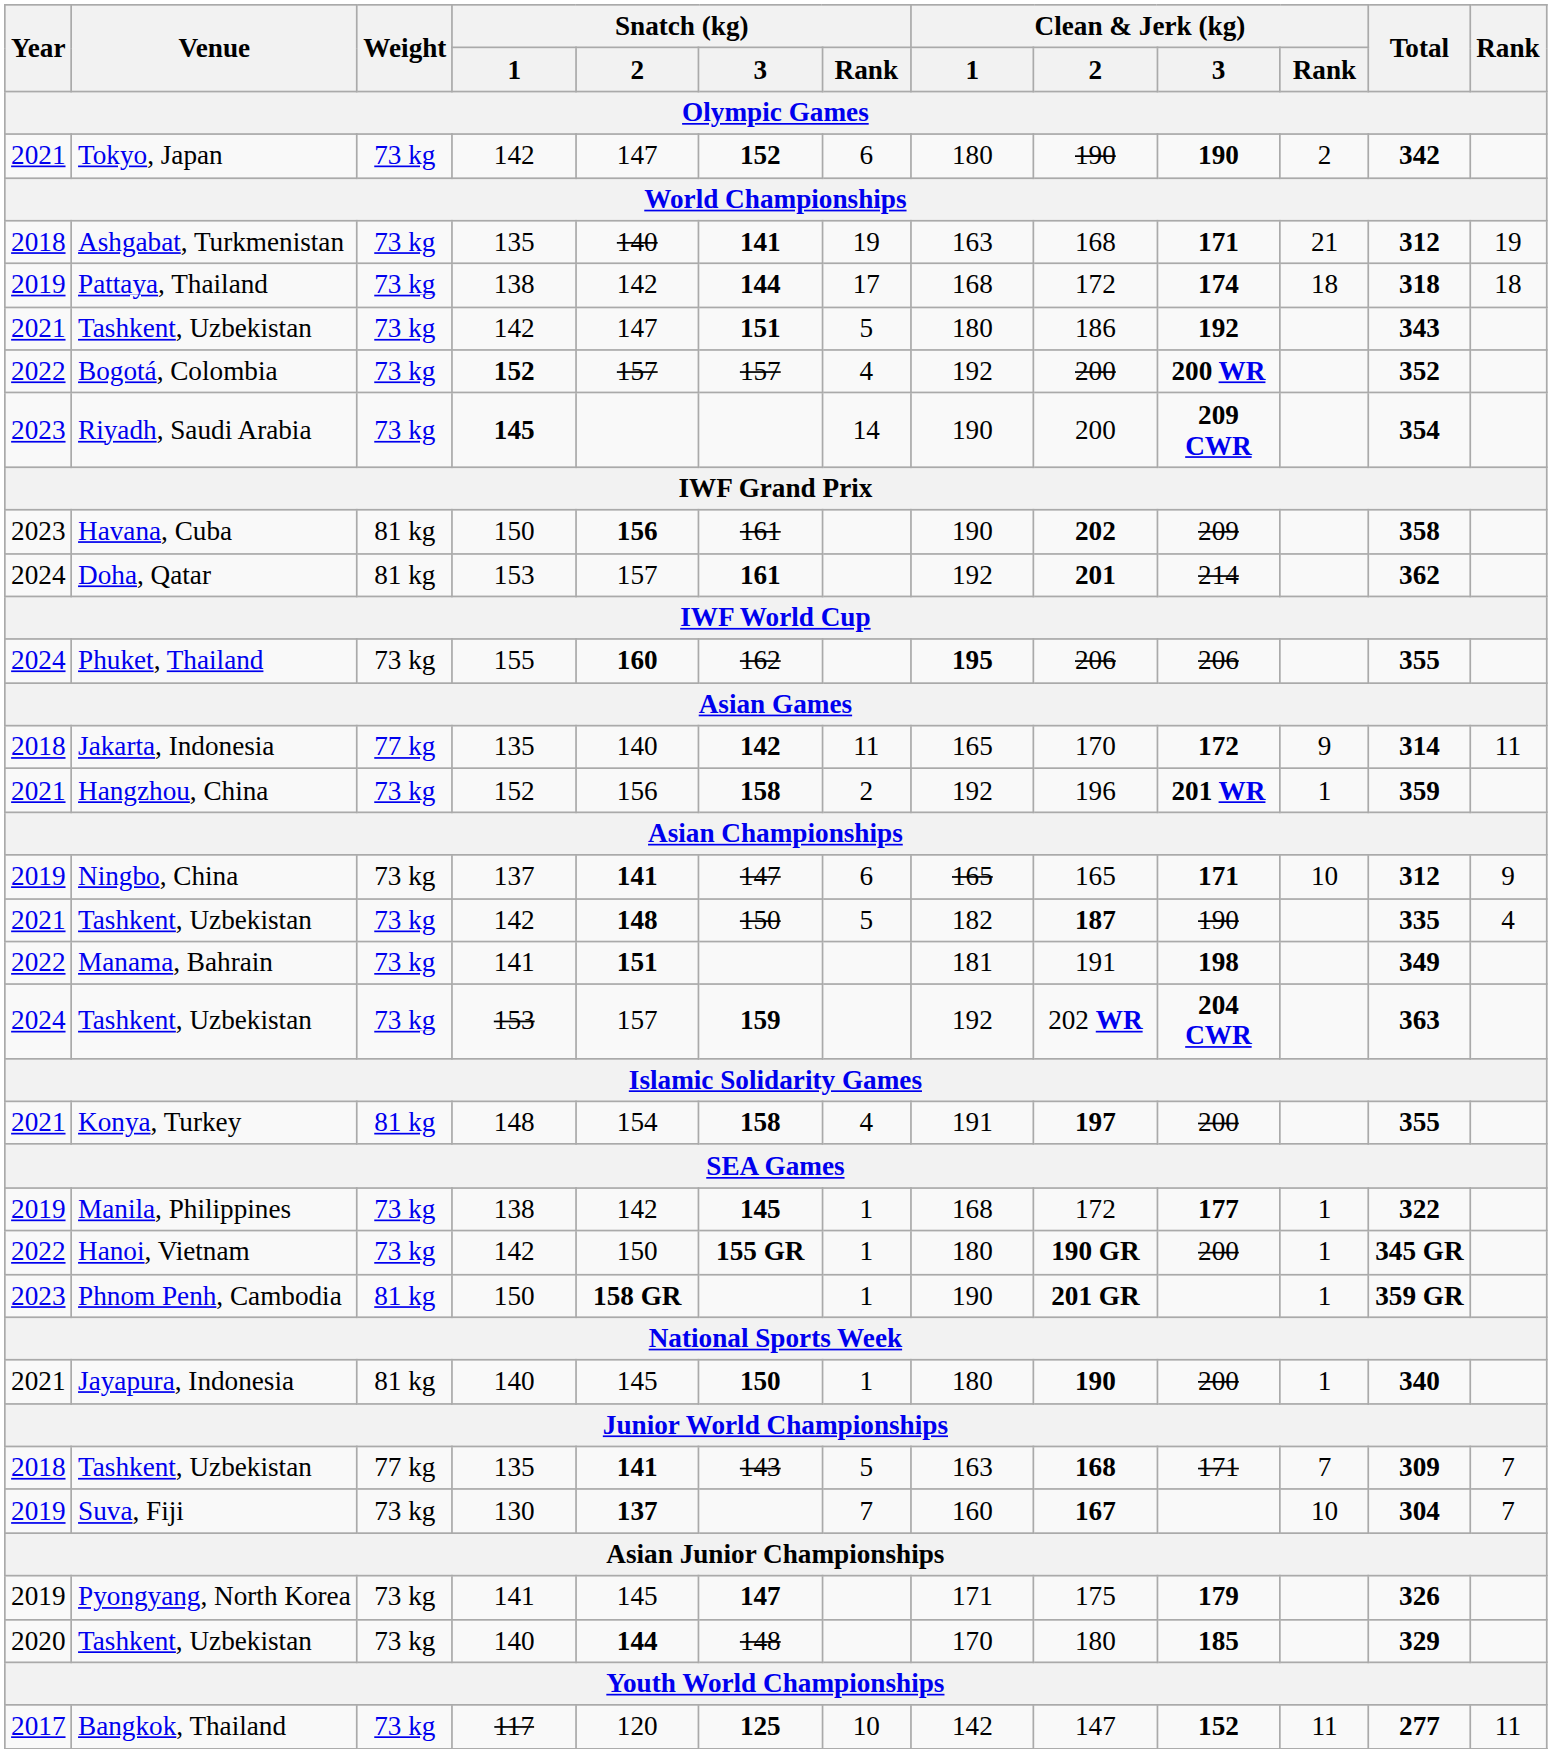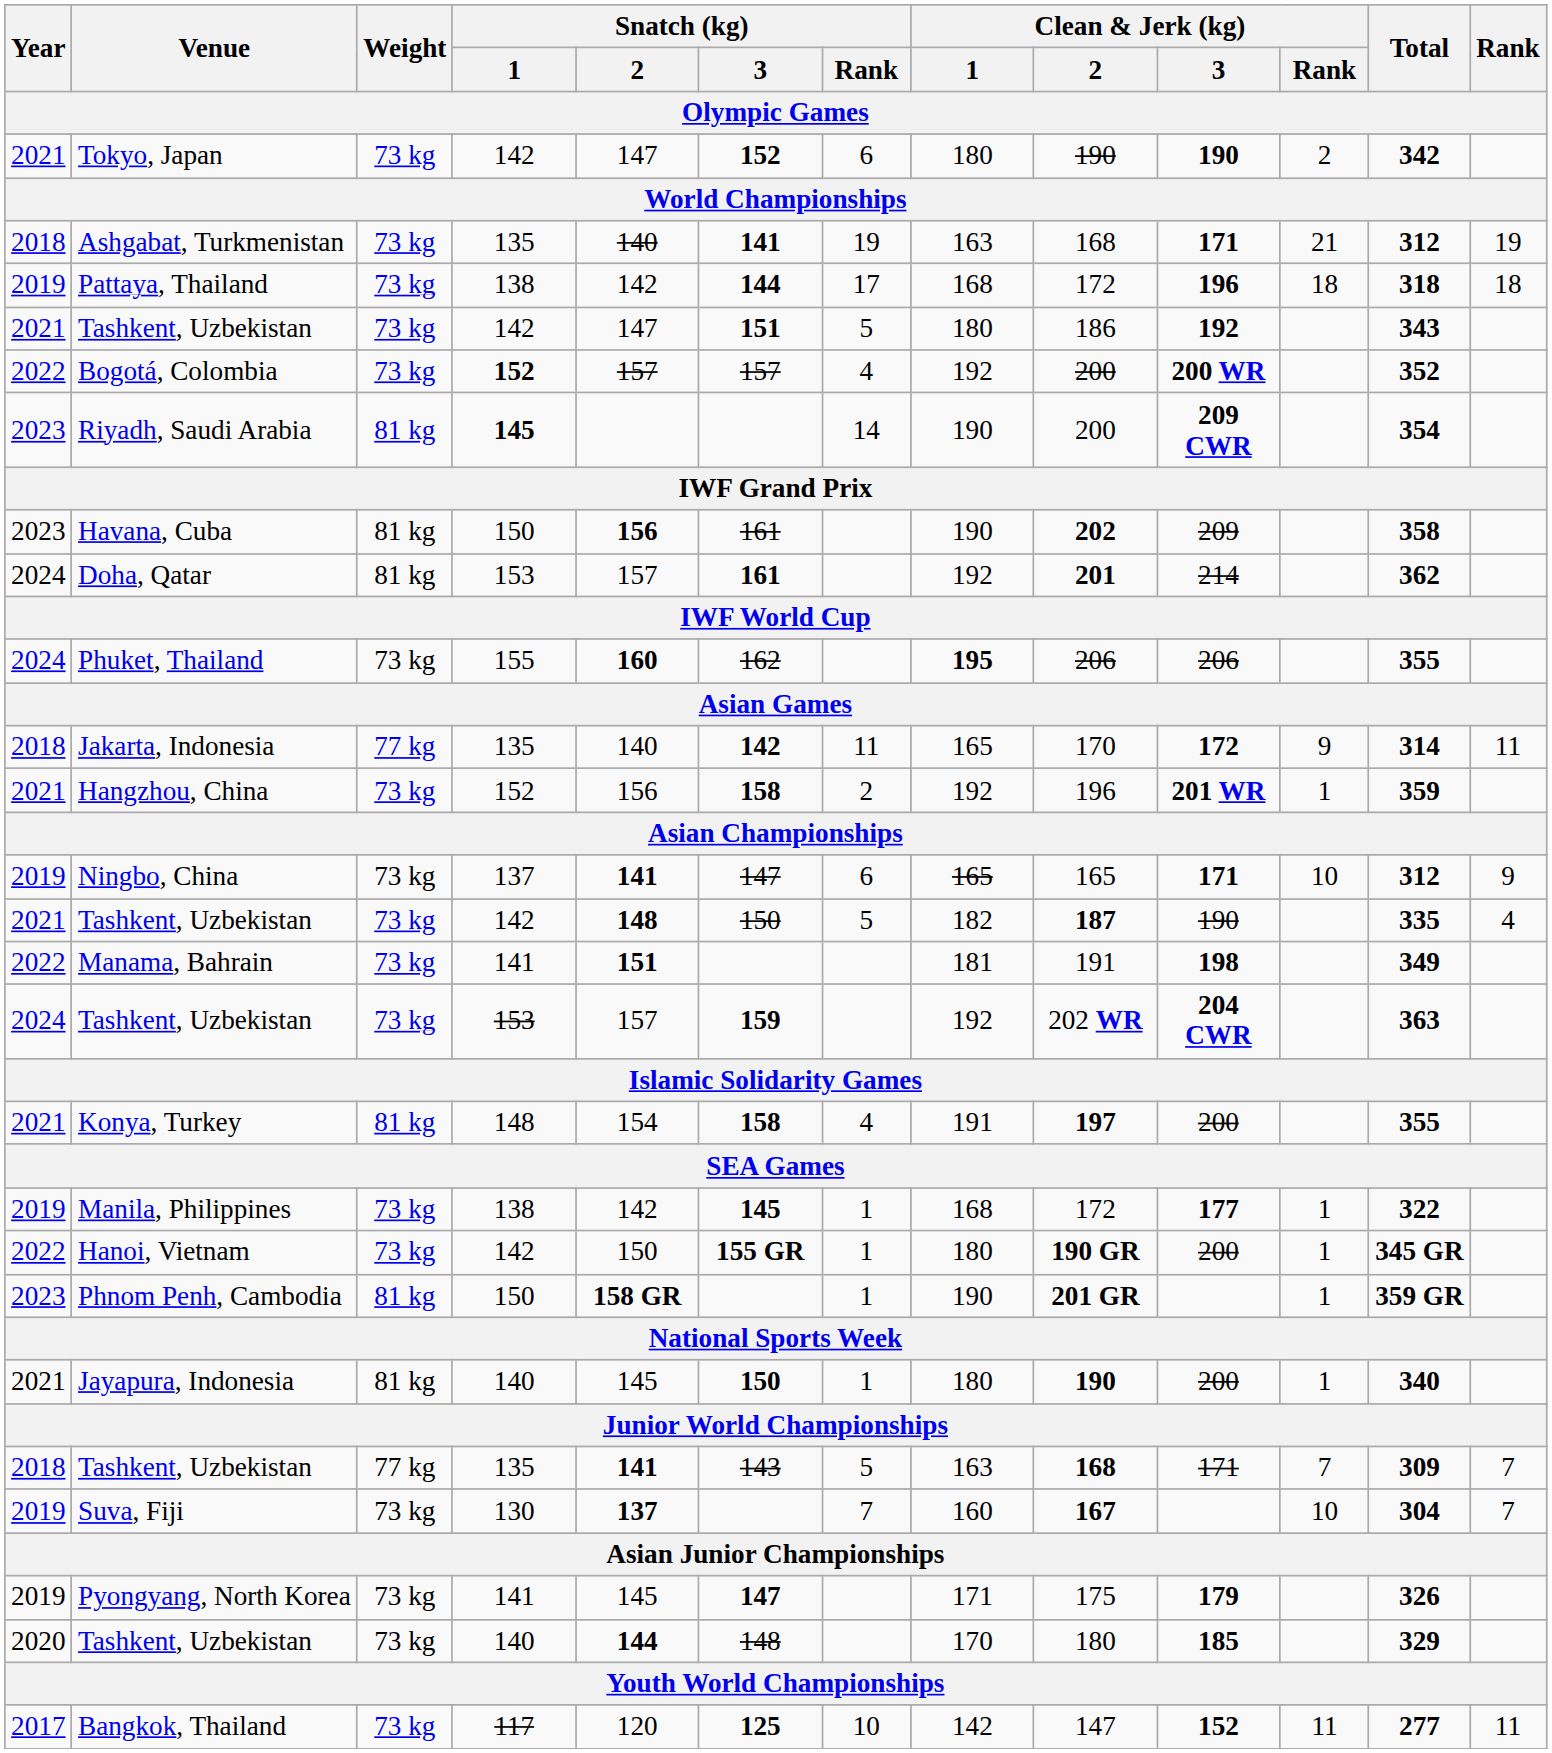(1218, 284) 174 -> (1218, 284) 196
(405, 429) 73 kg -> (405, 429) 81 kg
